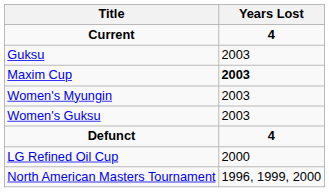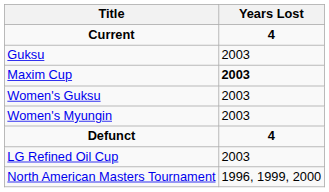rows swapped: (54, 116) <-> (60, 95)
(236, 156) 2000 -> (236, 156) 2003
